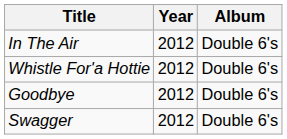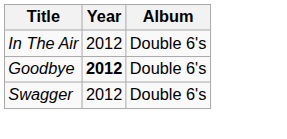- row: (79, 69)
(176, 95) normal -> (104, 69) bold
